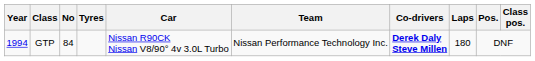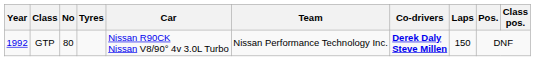(17, 43) 1994 -> (17, 43) 1992
(68, 43) 84 -> (68, 43) 80
(463, 43) 180 -> (463, 43) 150
